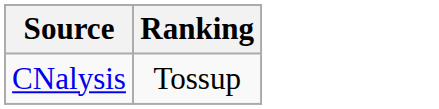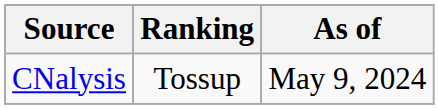+ column: (347, 29)
